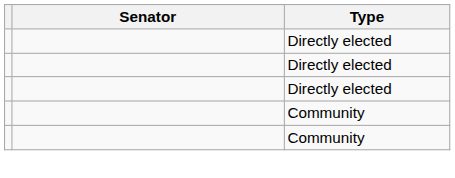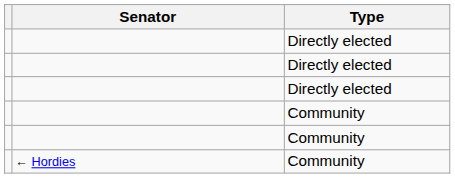+ row: (45, 163)
